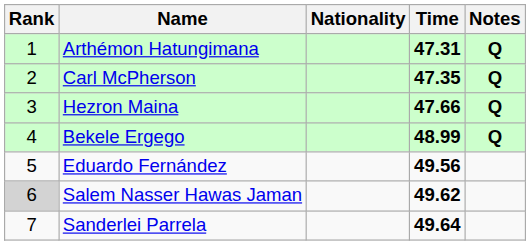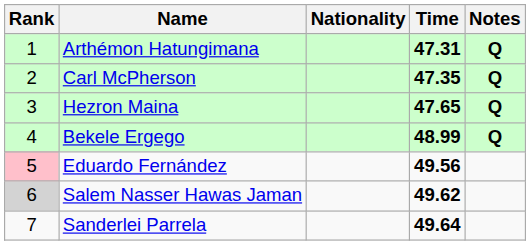(437, 107) 47.66 -> (437, 107) 47.65
(32, 166) no background -> (32, 166) pink background
